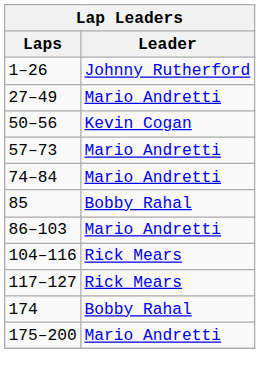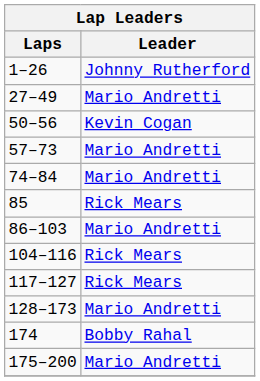(138, 203) Bobby Rahal -> (133, 203) Rick Mears
+ row: (43, 309)
